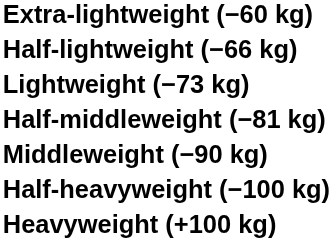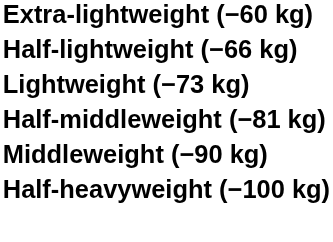- row: (140, 224)
